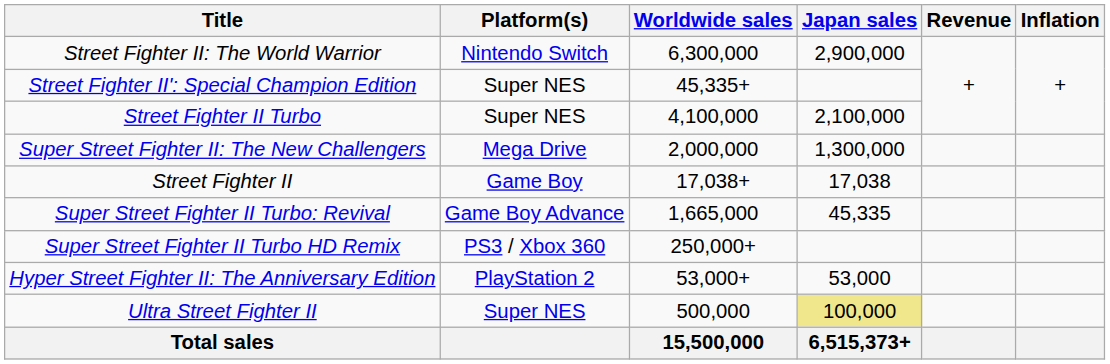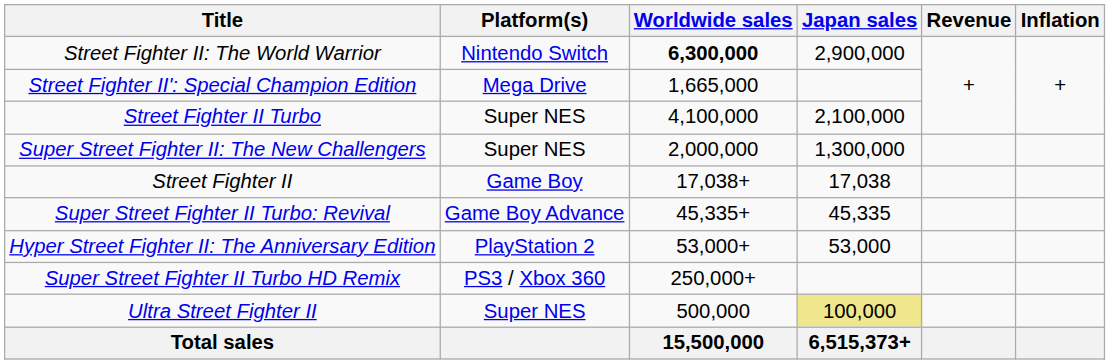(713, 52) normal -> (713, 52) bold
(535, 85) Super NES -> (535, 85) Mega Drive
(713, 85) 45,335+ -> (713, 85) 1,665,000
(535, 149) Mega Drive -> (535, 149) Super NES
(713, 213) 1,665,000 -> (713, 213) 45,335+
rows swapped: (222, 278) <-> (222, 246)
